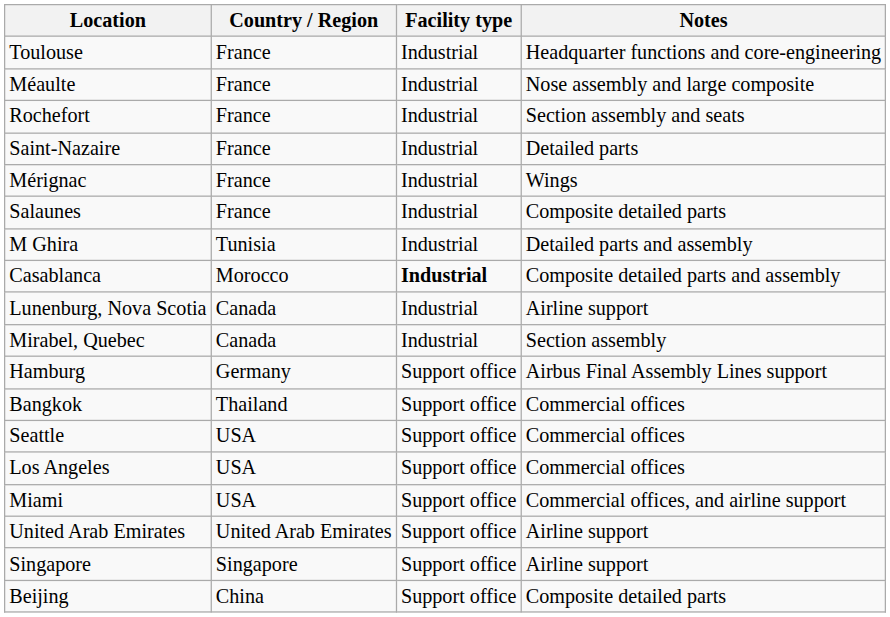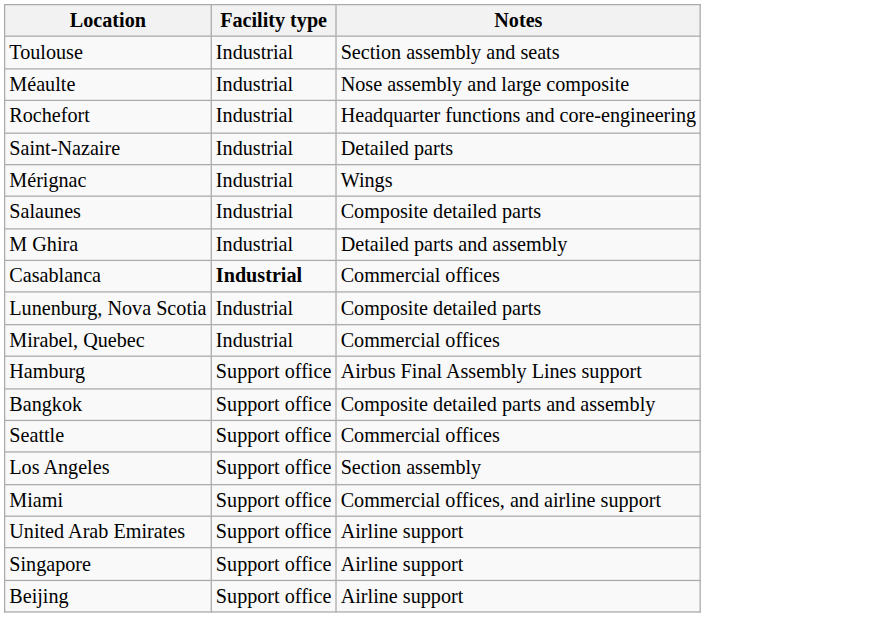- column: (304, 20)
(703, 52) Headquarter functions and core-engineering -> (450, 52) Section assembly and seats
(635, 116) Section assembly and seats -> (518, 116) Headquarter functions and core-engineering
(683, 276) Composite detailed parts and assembly -> (420, 276) Commercial offices
(587, 308) Airline support -> (441, 308) Composite detailed parts
(596, 340) Section assembly -> (420, 340) Commercial offices
(605, 404) Commercial offices -> (498, 404) Composite detailed parts and assembly
(605, 468) Commercial offices -> (411, 468) Section assembly
(626, 595) Composite detailed parts -> (402, 595) Airline support
